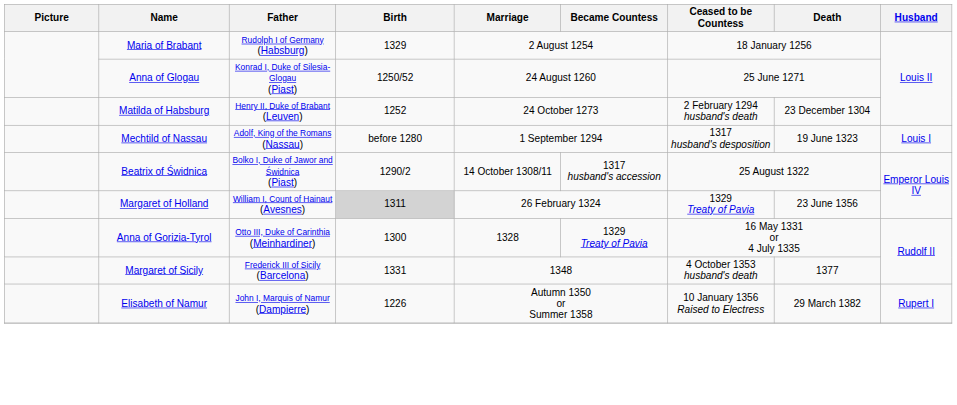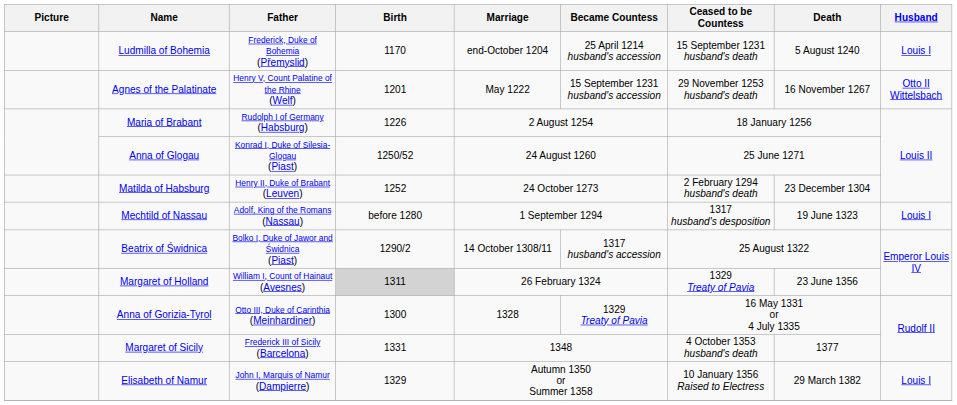+ row: (164, 51)
+ row: (164, 89)
(395, 45) 1329 -> (395, 122) 1226
(395, 303) 1226 -> (395, 381) 1329
(916, 303) Rupert I -> (916, 381) Louis I
